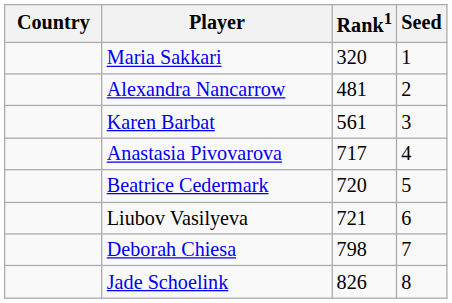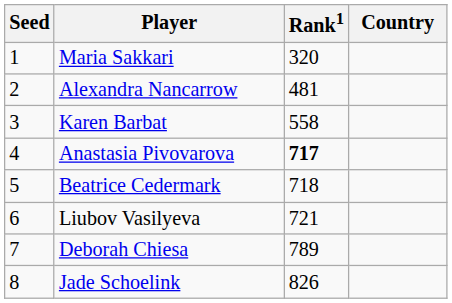columns swapped: (53, 23) <-> (421, 23)
(352, 121) 561 -> (304, 121) 558
(352, 153) normal -> (304, 153) bold
(352, 185) 720 -> (304, 185) 718
(352, 249) 798 -> (304, 249) 789
